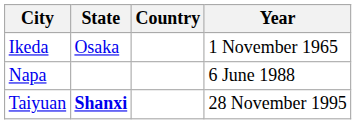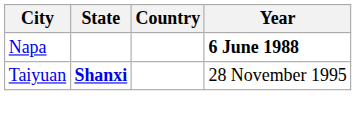- row: (29, 47)
(252, 75) normal -> (254, 47) bold
